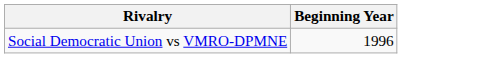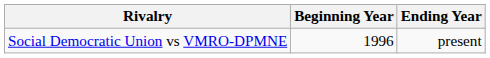+ column: (441, 16)
